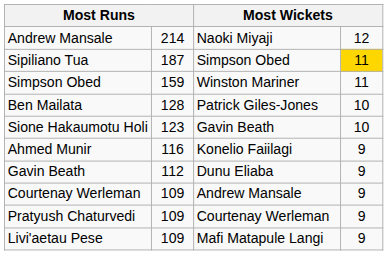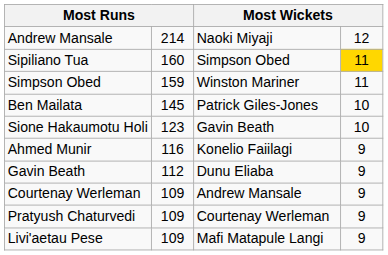(173, 60) 187 -> (173, 60) 160
(173, 104) 128 -> (173, 104) 145
